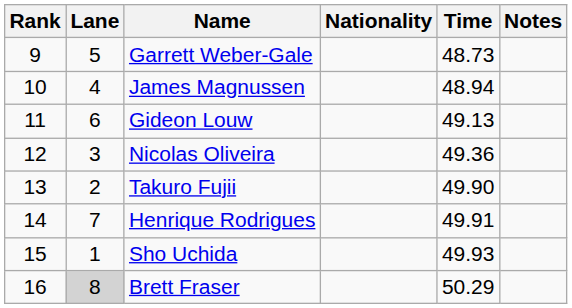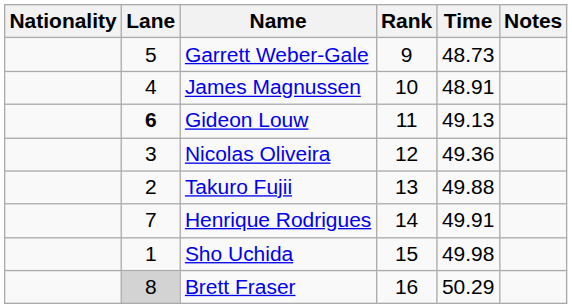columns swapped: (35, 21) <-> (379, 21)
(468, 87) 48.94 -> (468, 87) 48.91
(95, 120) normal -> (151, 120) bold
(468, 187) 49.90 -> (468, 187) 49.88
(468, 253) 49.93 -> (468, 253) 49.98
